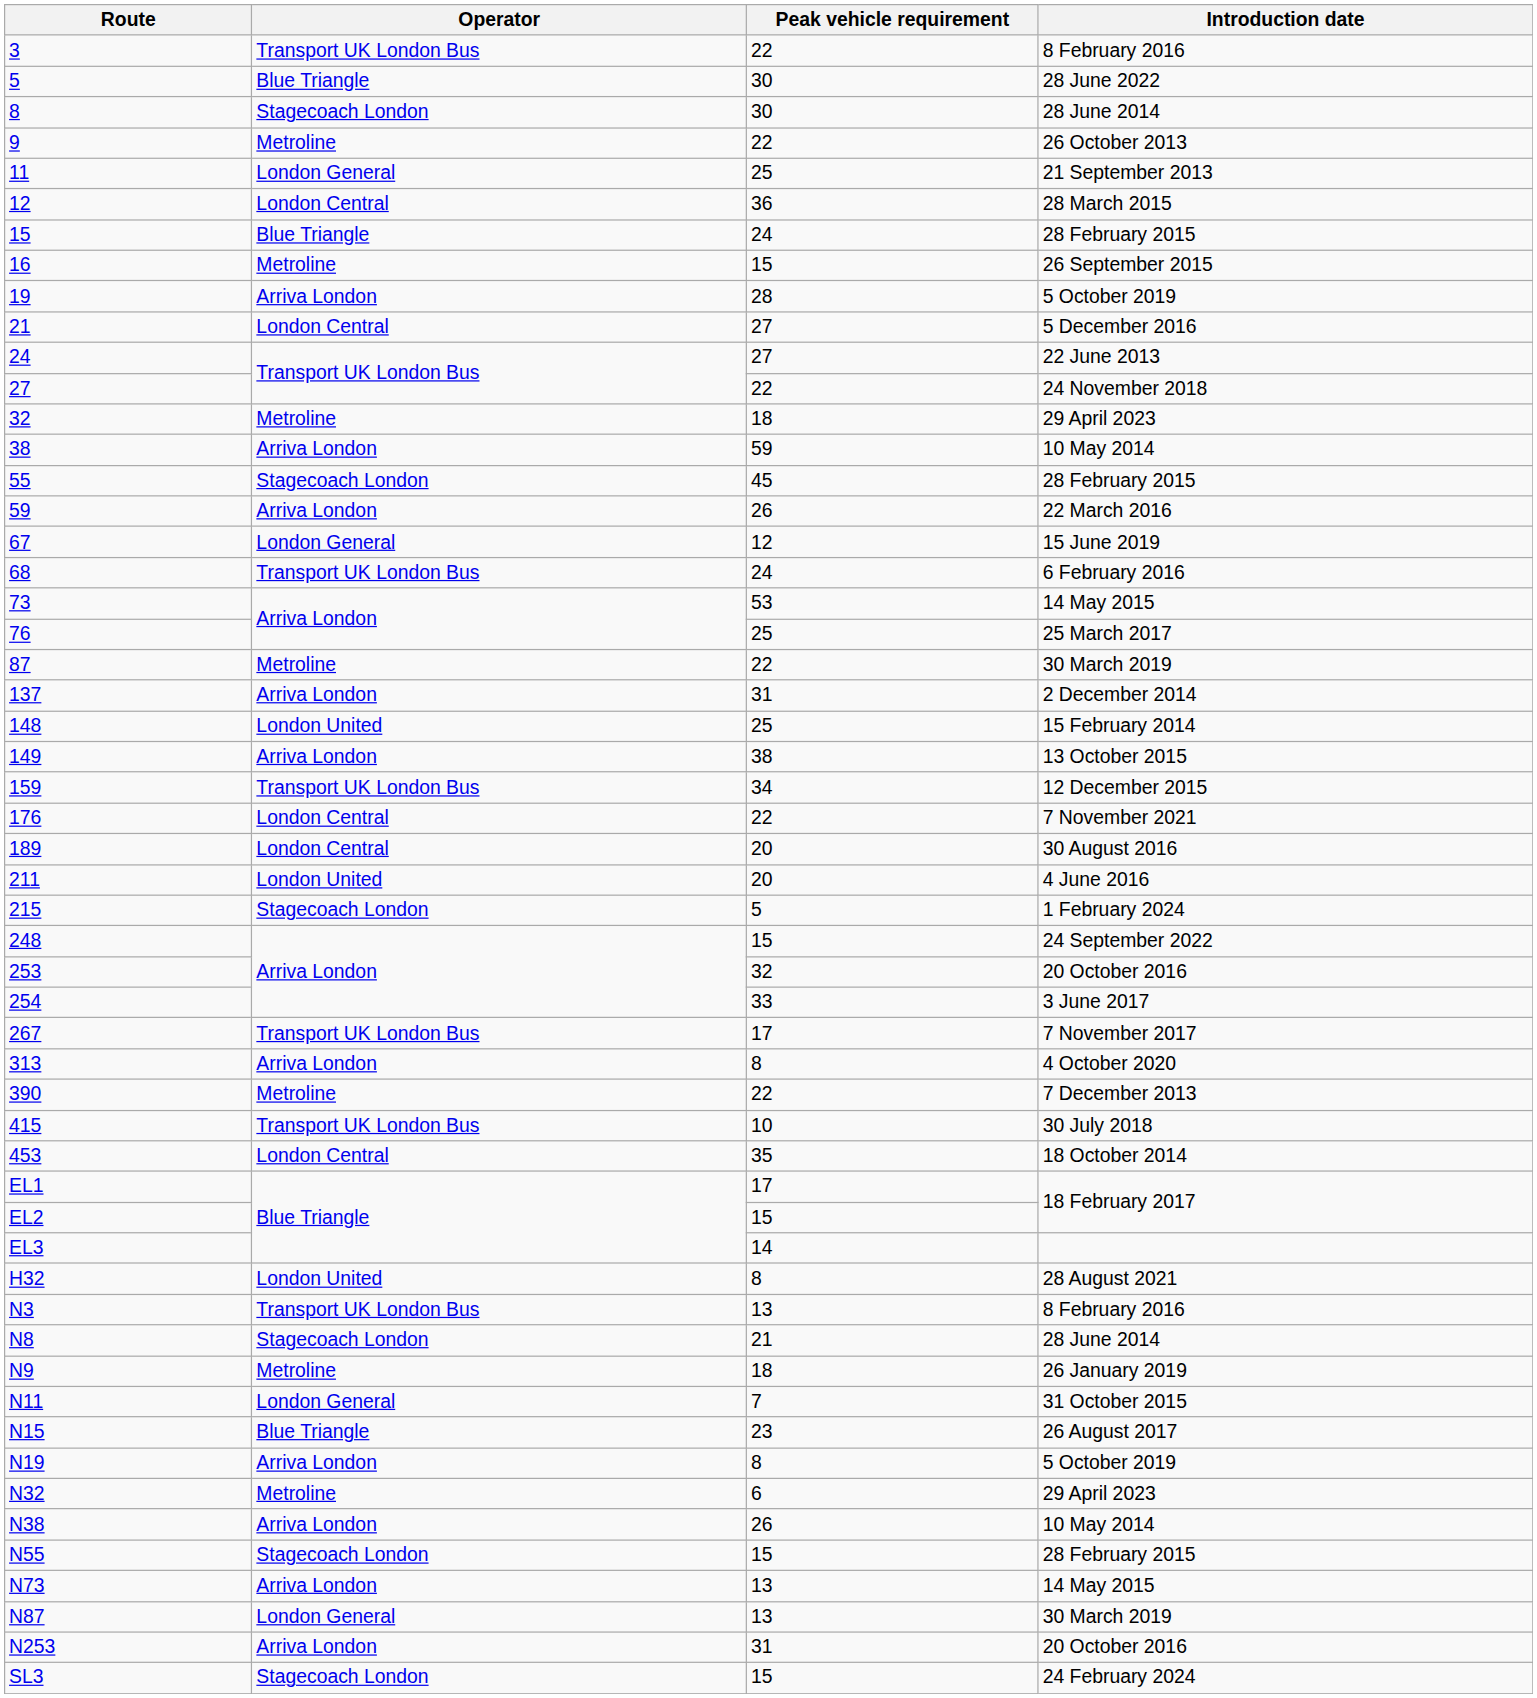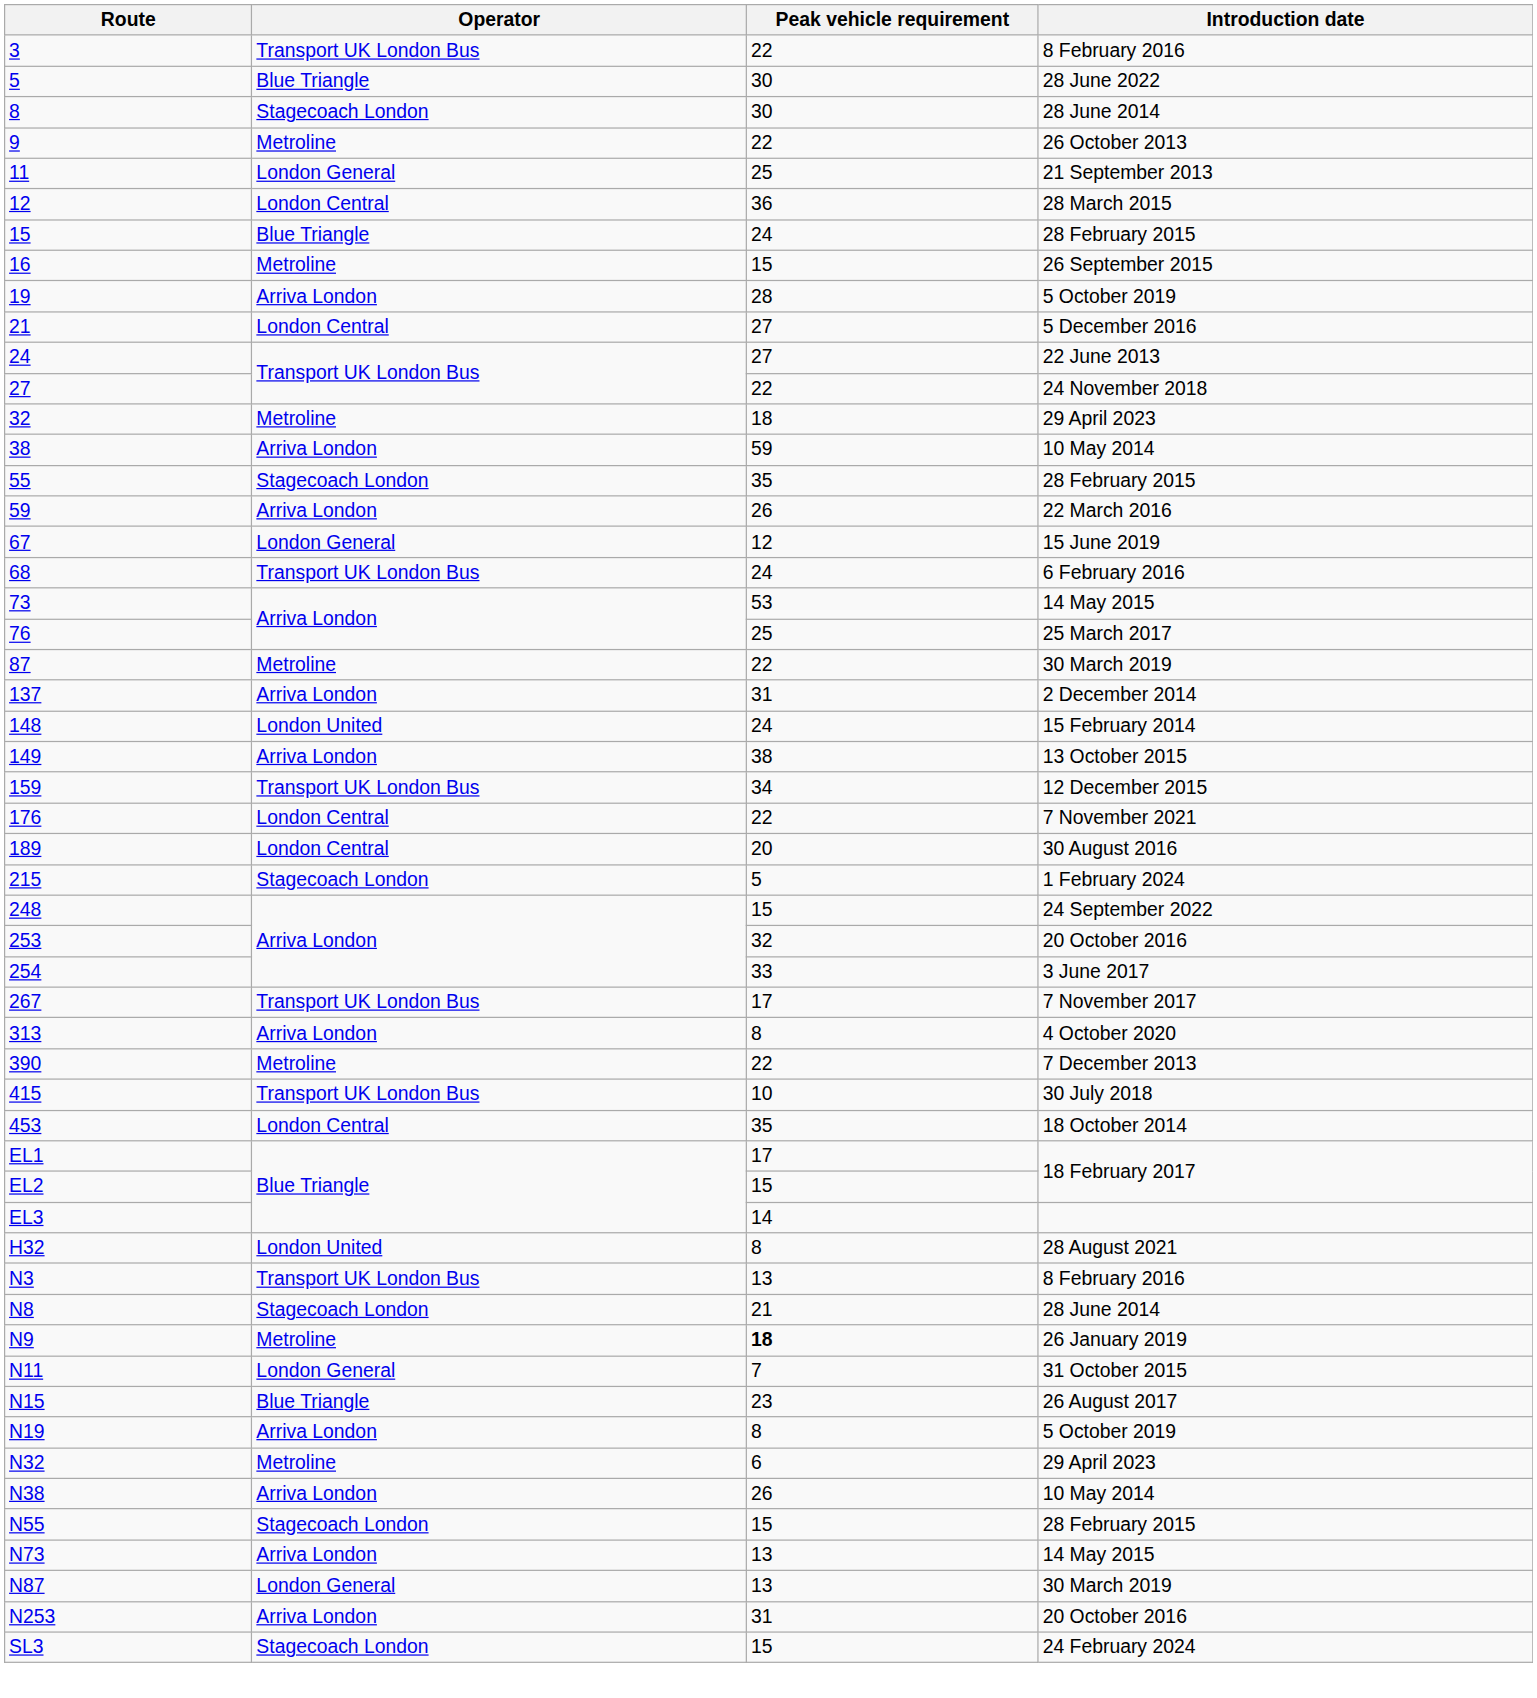(762, 480) 45 -> (762, 480) 35
(762, 726) 25 -> (762, 726) 24
- row: (25, 879)
(762, 1370) normal -> (762, 1340) bold
